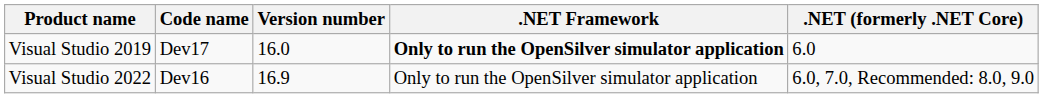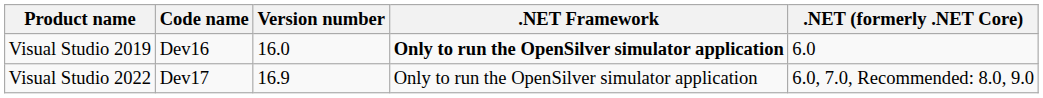(184, 48) Dev17 -> (184, 48) Dev16
(184, 78) Dev16 -> (184, 78) Dev17
